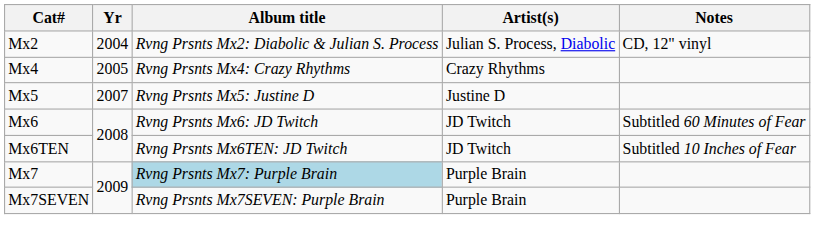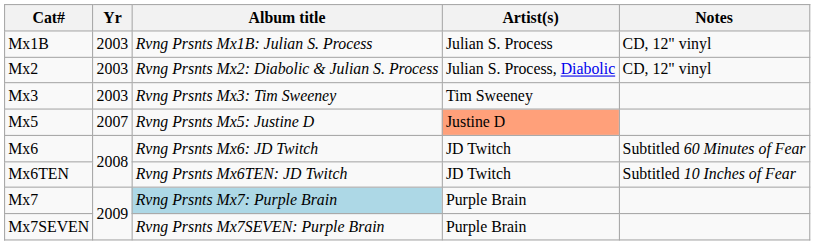+ row: (29, 44)
(112, 44) 2004 -> (112, 70) 2003
+ row: (23, 96)
- row: (23, 70)
(476, 96) no background -> (476, 122) lightsalmon background
